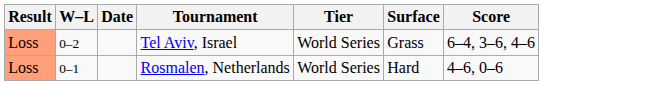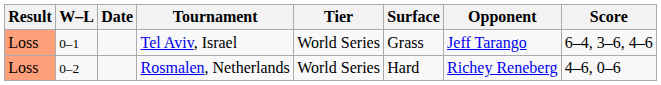+ column: (502, 17)
(69, 43) 0–2 -> (69, 43) 0–1
(69, 68) 0–1 -> (69, 68) 0–2
